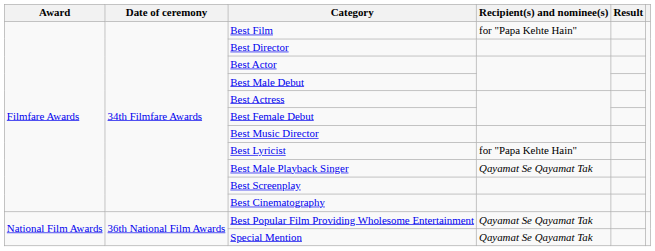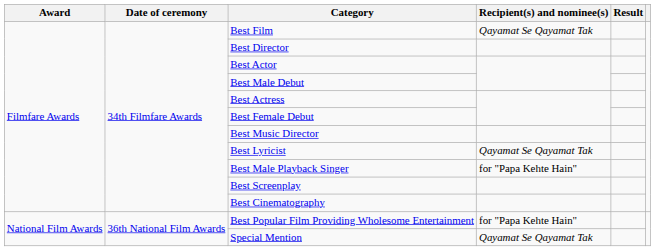(528, 30) for "Papa Kehte Hain" -> (536, 30) Qayamat Se Qayamat Tak
(528, 151) for "Papa Kehte Hain" -> (536, 151) Qayamat Se Qayamat Tak
(536, 168) Qayamat Se Qayamat Tak -> (528, 168) for "Papa Kehte Hain"
(536, 220) Qayamat Se Qayamat Tak -> (528, 220) for "Papa Kehte Hain"
